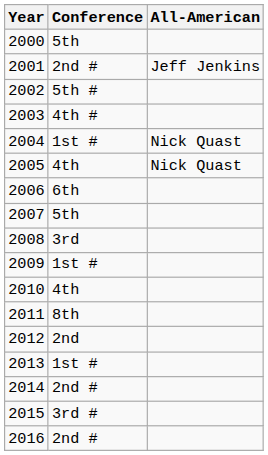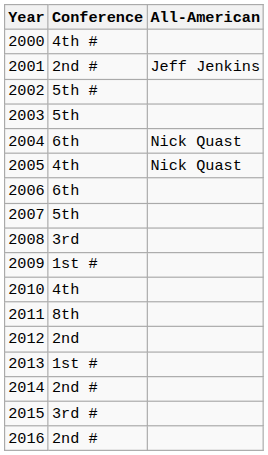(66, 42) 5th -> (75, 42) 4th #
(75, 116) 4th # -> (66, 116) 5th
(75, 141) 1st # -> (66, 141) 6th
